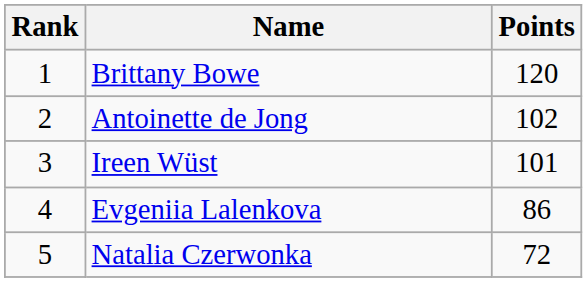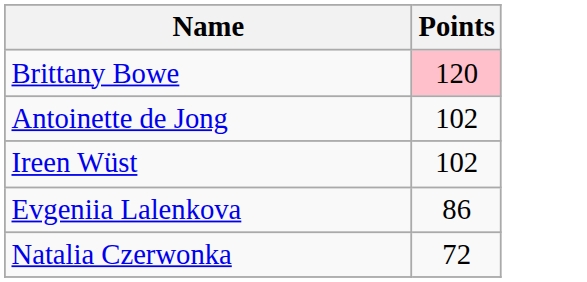- column: (45, 27)
(537, 72) no background -> (457, 72) pink background
(537, 163) 101 -> (457, 163) 102
